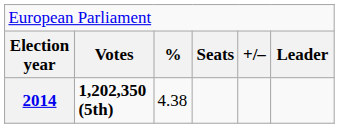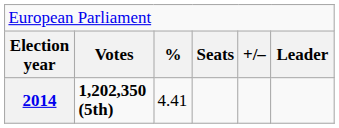(172, 100) 4.38 -> (172, 100) 4.41
